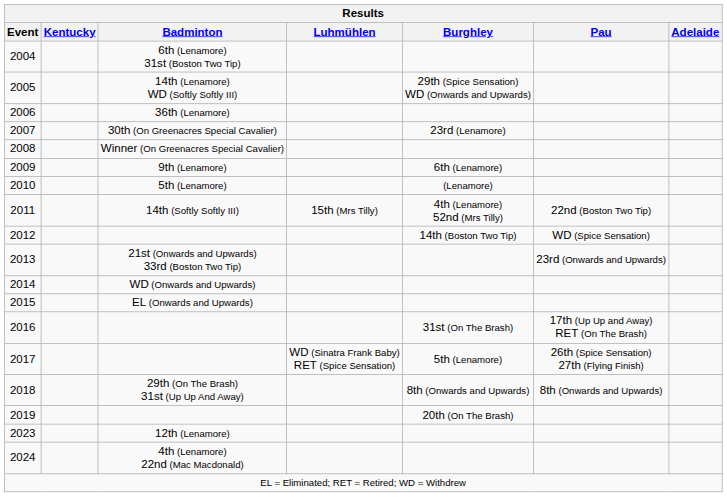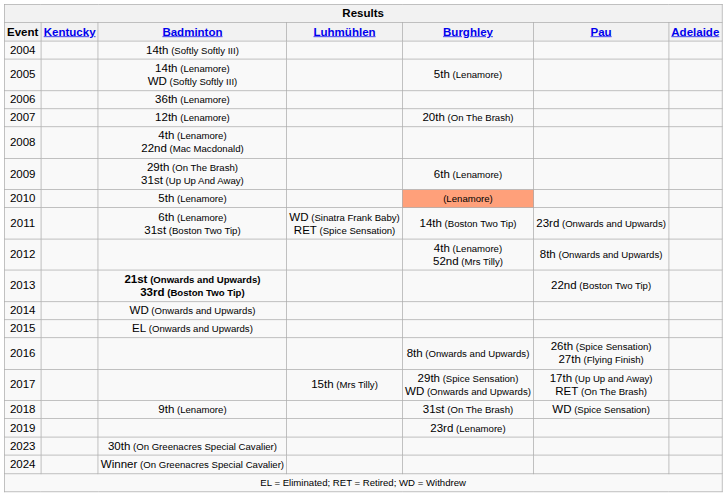(192, 56) 6th (Lenamore) 31st (Boston Two Tip) -> (192, 50) 14th (Softly Softly III)
(468, 87) 29th (Spice Sensation) WD (Onwards and Upwards) -> (468, 74) 5th (Lenamore)
(192, 130) 30th (On Greenacres Special Cavalier) -> (192, 117) 12th (Lenamore)
(468, 130) 23rd (Lenamore) -> (468, 117) 20th (On The Brash)
(192, 149) Winner (On Greenacres Special Cavalier) -> (192, 142) 4th (Lenamore) 22nd (Mac Macdonald)
(192, 167) 9th (Lenamore) -> (192, 173) 29th (On The Brash) 31st (Up Up And Away)
(468, 186) no background -> (468, 199) lightsalmon background
(192, 210) 14th (Softly Softly III) -> (192, 223) 6th (Lenamore) 31st (Boston Two Tip)
(345, 210) 15th (Mrs Tilly) -> (345, 223) WD (Sinatra Frank Baby) RET (Spice Sensation)
(468, 210) 4th (Lenamore) 52nd (Mrs Tilly) -> (468, 223) 14th (Boston Two Tip)
(601, 210) 22nd (Boston Two Tip) -> (601, 223) 23rd (Onwards and Upwards)
(468, 235) 14th (Boston Two Tip) -> (468, 254) 4th (Lenamore) 52nd (Mrs Tilly)
(601, 235) WD (Spice Sensation) -> (601, 254) 8th (Onwards and Upwards)
(192, 259) normal -> (192, 285) bold
(601, 259) 23rd (Onwards and Upwards) -> (601, 285) 22nd (Boston Two Tip)
(468, 327) 31st (On The Brash) -> (468, 353) 8th (Onwards and Upwards)
(601, 327) 17th (Up Up and Away) RET (On The Brash) -> (601, 353) 26th (Spice Sensation) 27th (Flying Finish)
(345, 358) WD (Sinatra Frank Baby) RET (Spice Sensation) -> (345, 384) 15th (Mrs Tilly)
(468, 358) 5th (Lenamore) -> (468, 384) 29th (Spice Sensation) WD (Onwards and Upwards)
(601, 358) 26th (Spice Sensation) 27th (Flying Finish) -> (601, 384) 17th (Up Up and Away) RET (On The Brash)
(192, 390) 29th (On The Brash) 31st (Up Up And Away) -> (192, 409) 9th (Lenamore)
(468, 390) 8th (Onwards and Upwards) -> (468, 409) 31st (On The Brash)
(601, 390) 8th (Onwards and Upwards) -> (601, 409) WD (Spice Sensation)
(468, 414) 20th (On The Brash) -> (468, 427) 23rd (Lenamore)
(192, 433) 12th (Lenamore) -> (192, 446) 30th (On Greenacres Special Cavalier)
(192, 457) 4th (Lenamore) 22nd (Mac Macdonald) -> (192, 464) Winner (On Greenacres Special Cavalier)
